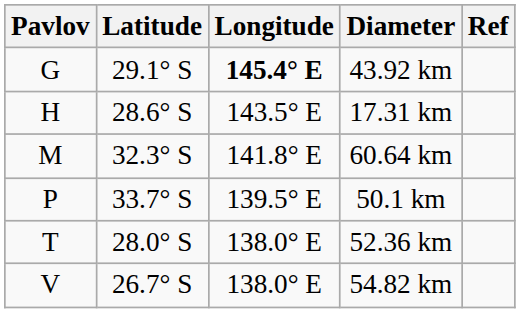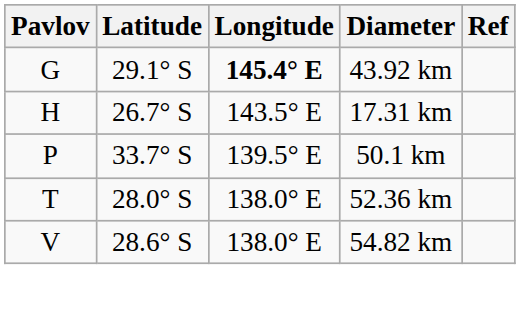(152, 112) 28.6° S -> (152, 112) 26.7° S
- row: (401, 155)
(152, 284) 26.7° S -> (152, 241) 28.6° S
